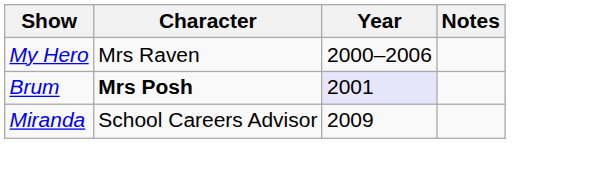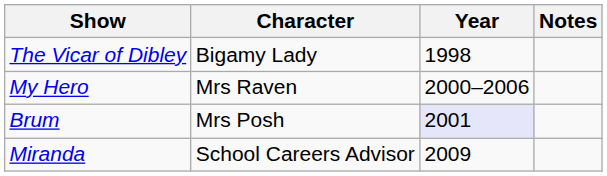+ row: (98, 54)
(146, 87) bold -> (240, 120) normal
